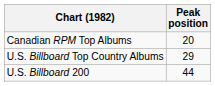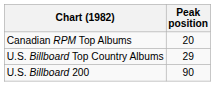(188, 72) 44 -> (188, 72) 90
